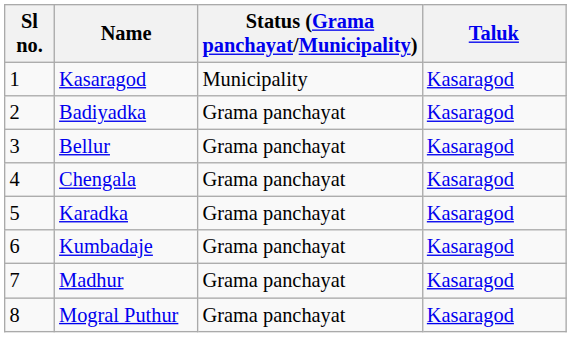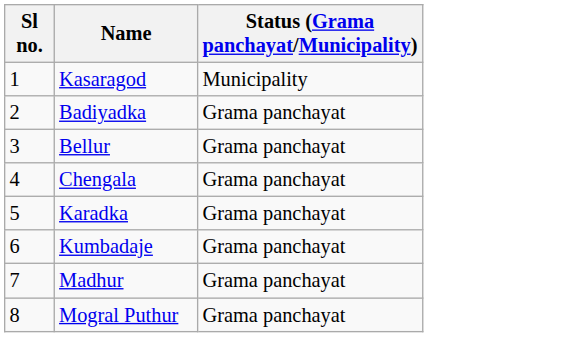- column: (494, 33)
